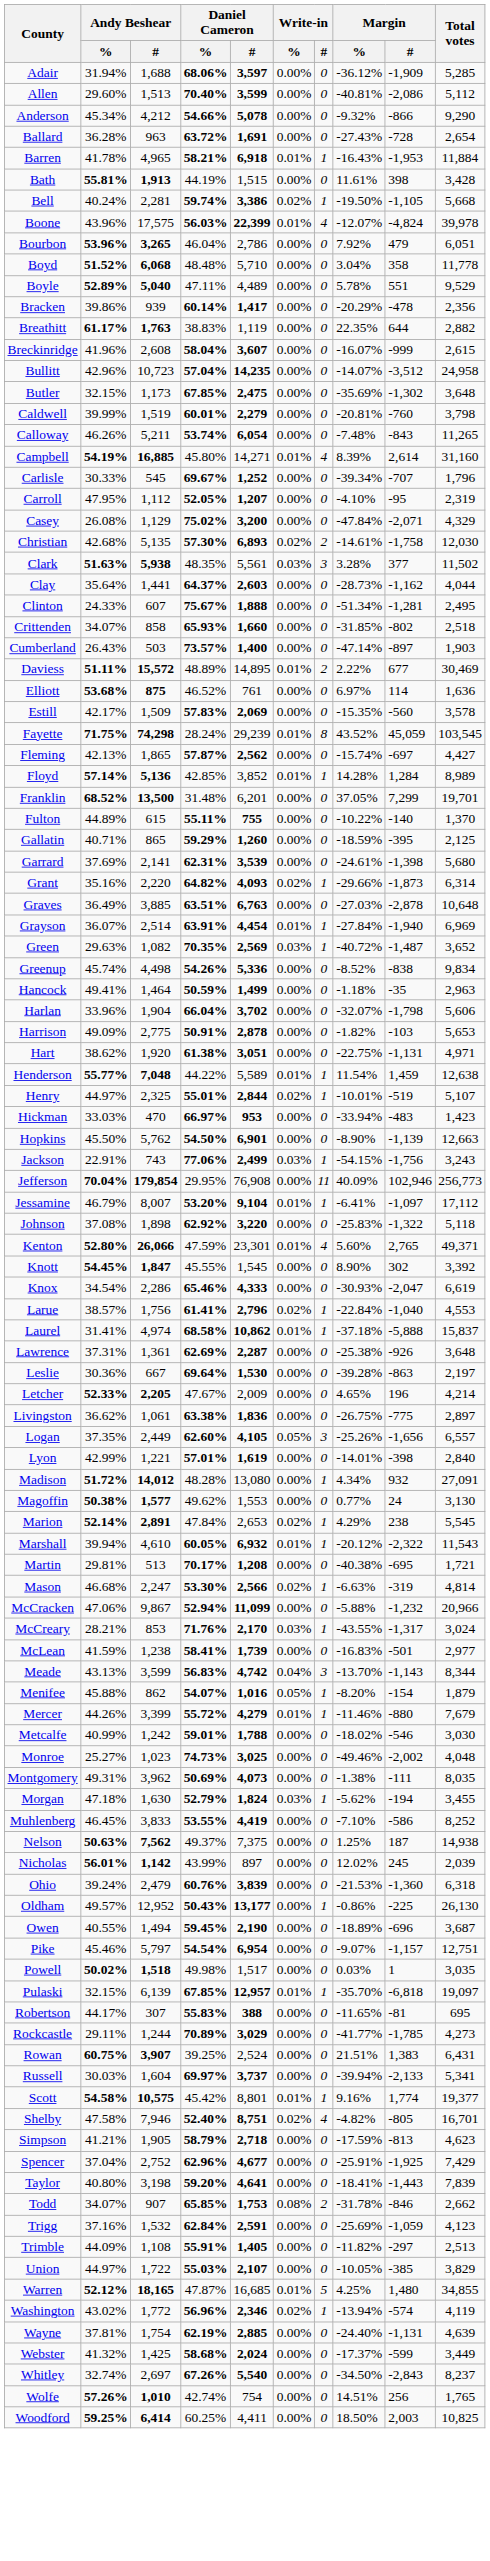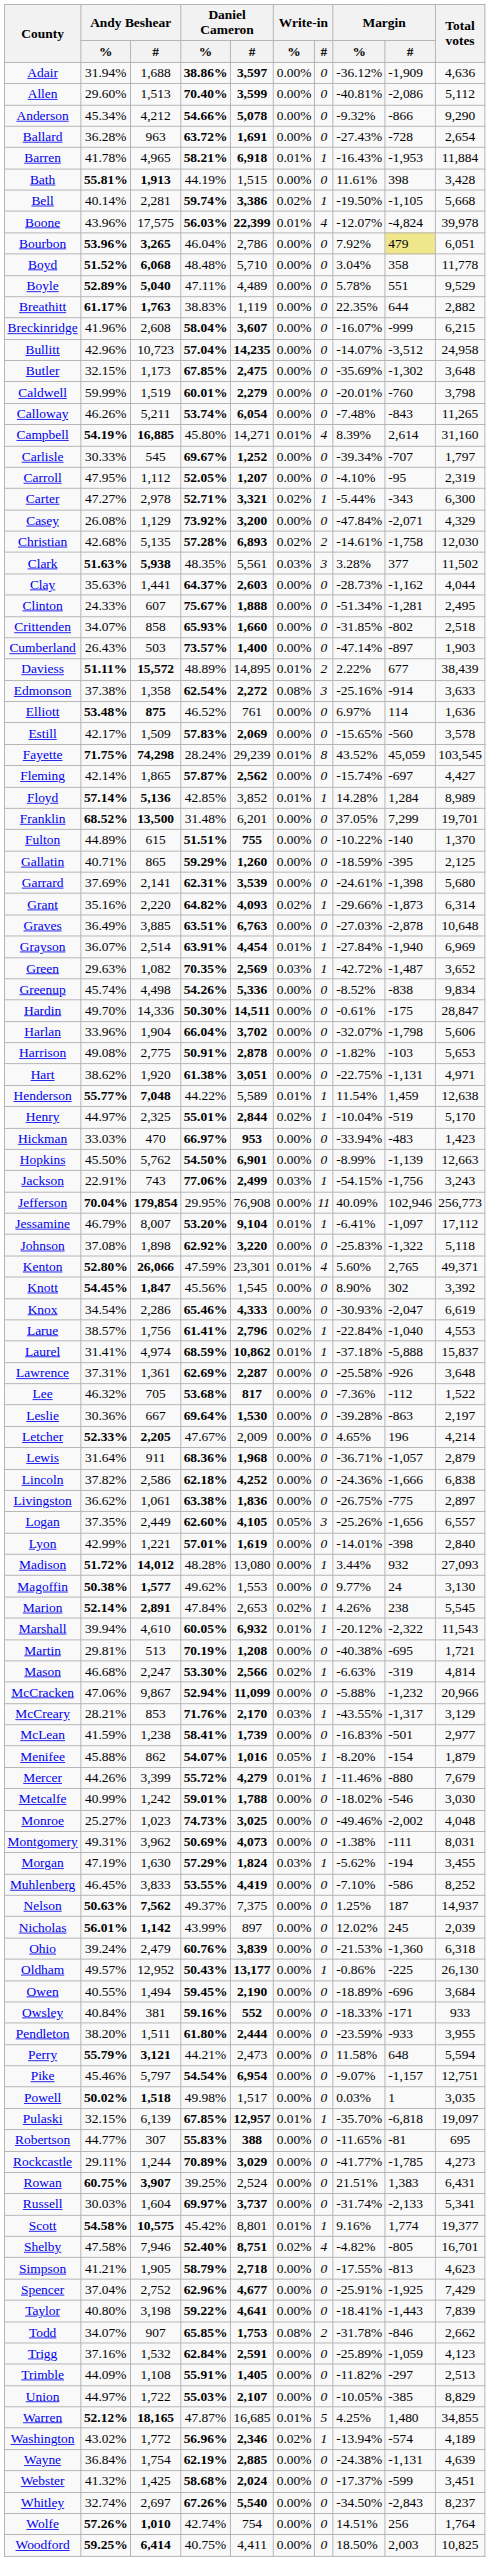(205, 72) 68.06% -> (205, 72) 38.86%
(460, 72) 5,285 -> (460, 72) 4,636
(106, 200) 40.24% -> (106, 200) 40.14%
(398, 243) no background -> (398, 243) khaki background
- row: (43, 307)
(460, 350) 2,615 -> (460, 328) 6,215
(106, 413) 39.99% -> (106, 392) 59.99%
(359, 413) -20.81% -> (359, 392) -20.01%
(460, 477) 1,796 -> (460, 456) 1,797
+ row: (43, 499)
(205, 520) 75.02% -> (205, 520) 73.92%
(205, 541) 57.30% -> (205, 541) 57.28%
(106, 584) 35.64% -> (106, 584) 35.63%
(460, 669) 30,469 -> (460, 669) 38,439
+ row: (43, 691)
(106, 691) 53.68% -> (106, 712) 53.48%
(359, 712) -15.35% -> (359, 733) -15.65%
(106, 754) 42.13% -> (106, 776) 42.14%
(205, 818) 55.11% -> (205, 840) 51.51%
(359, 946) -40.72% -> (359, 968) -42.72%
- row: (43, 989)
+ row: (43, 1010)
(106, 1032) 49.09% -> (106, 1053) 49.08%
(359, 1096) -10.01% -> (359, 1117) -10.04%
(460, 1096) 5,107 -> (460, 1117) 5,170
(356, 1138) -8.90% -> (356, 1159) -8.99%
(205, 1266) 45.55% -> (205, 1287) 45.56%
(205, 1330) 68.58% -> (205, 1351) 68.59%
(359, 1351) -25.38% -> (359, 1373) -25.58%
+ row: (43, 1394)
+ row: (43, 1458)
+ row: (43, 1479)
(354, 1479) 4.34% -> (354, 1564) 3.44%
(460, 1479) 27,091 -> (460, 1564) 27,093
(354, 1501) 0.77% -> (354, 1586) 9.77%
(354, 1522) 4.29% -> (354, 1607) 4.26%
(205, 1564) 70.17% -> (205, 1650) 70.19%
(460, 1628) 3,024 -> (460, 1714) 3,129
- row: (43, 1671)
(460, 1778) 8,035 -> (460, 1842) 8,031
(106, 1799) 47.18% -> (106, 1863) 47.19%
(205, 1799) 52.79% -> (205, 1863) 57.29%
(460, 1842) 14,938 -> (460, 1905) 14,937
(460, 1927) 3,687 -> (460, 1991) 3,684
+ row: (43, 2012)
+ row: (43, 2033)
+ row: (43, 2055)
(106, 2012) 44.17% -> (106, 2140) 44.77%
(359, 2076) -39.94% -> (359, 2204) -31.74%
(359, 2140) -17.59% -> (359, 2268) -17.55%
(205, 2183) 59.20% -> (205, 2310) 59.22%
(359, 2225) -25.69% -> (359, 2353) -25.89%
(460, 2268) 3,829 -> (460, 2396) 8,829
(460, 2310) 4,119 -> (460, 2438) 4,189
(106, 2332) 37.81% -> (106, 2460) 36.84%
(359, 2332) -24.40% -> (359, 2460) -24.38%
(460, 2353) 3,449 -> (460, 2481) 3,451
(460, 2396) 1,765 -> (460, 2524) 1,764
(205, 2417) 60.25% -> (205, 2545) 40.75%
